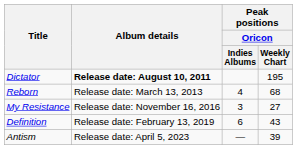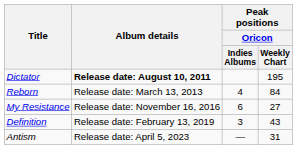(275, 91) 68 -> (275, 91) 84
(240, 107) 3 -> (240, 107) 6
(240, 122) 6 -> (240, 122) 3
(275, 137) 39 -> (275, 137) 31
